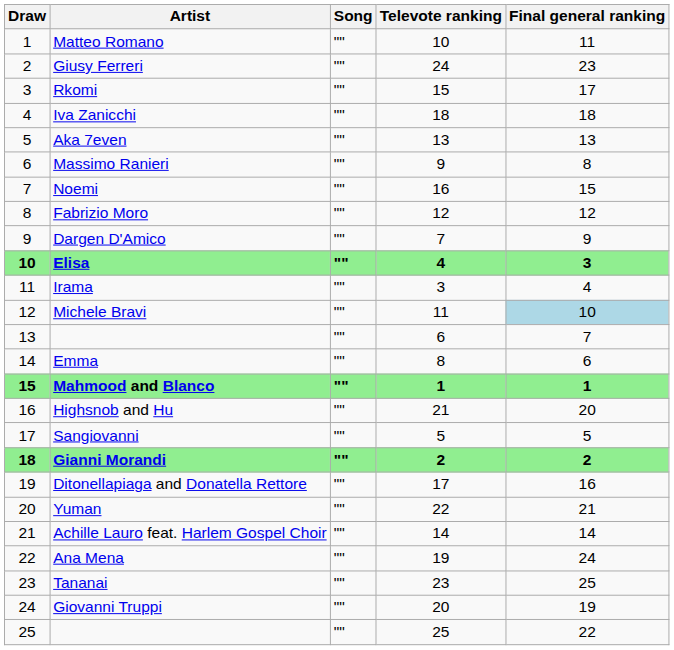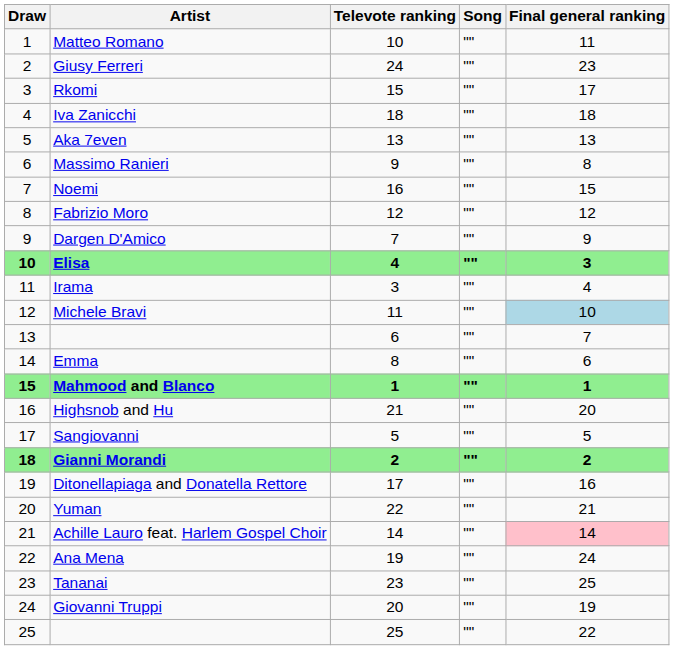columns swapped: (353, 16) <-> (441, 16)
(587, 533) no background -> (587, 533) pink background
